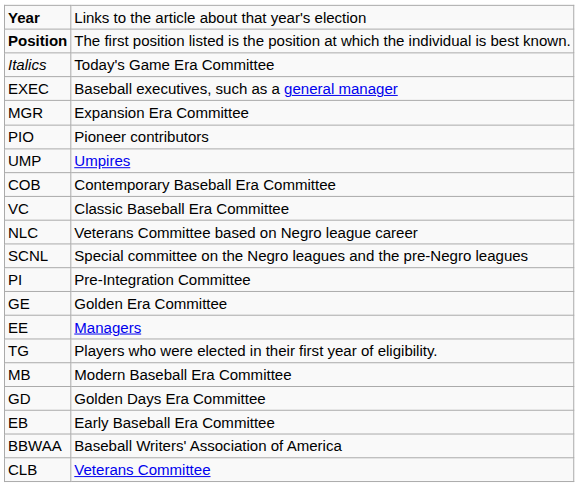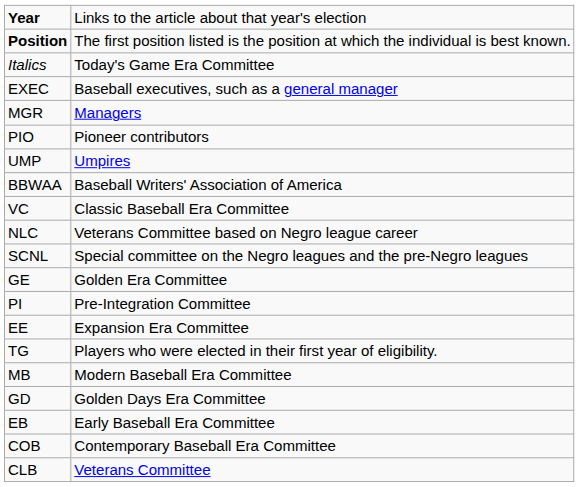(162, 113) Expansion Era Committee -> (108, 113) Managers
rows swapped: (35, 446) <-> (24, 184)
rows swapped: (15, 279) <-> (19, 303)
(108, 327) Managers -> (162, 327) Expansion Era Committee
